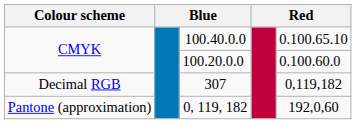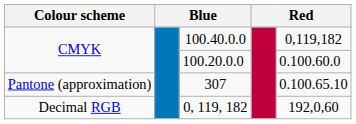(313, 38) 0.100.65.10 -> (313, 38) 0,119,182
(80, 84) Decimal RGB -> (80, 84) Pantone (approximation)
(313, 84) 0,119,182 -> (313, 84) 0.100.65.10
(80, 107) Pantone (approximation) -> (80, 107) Decimal RGB
